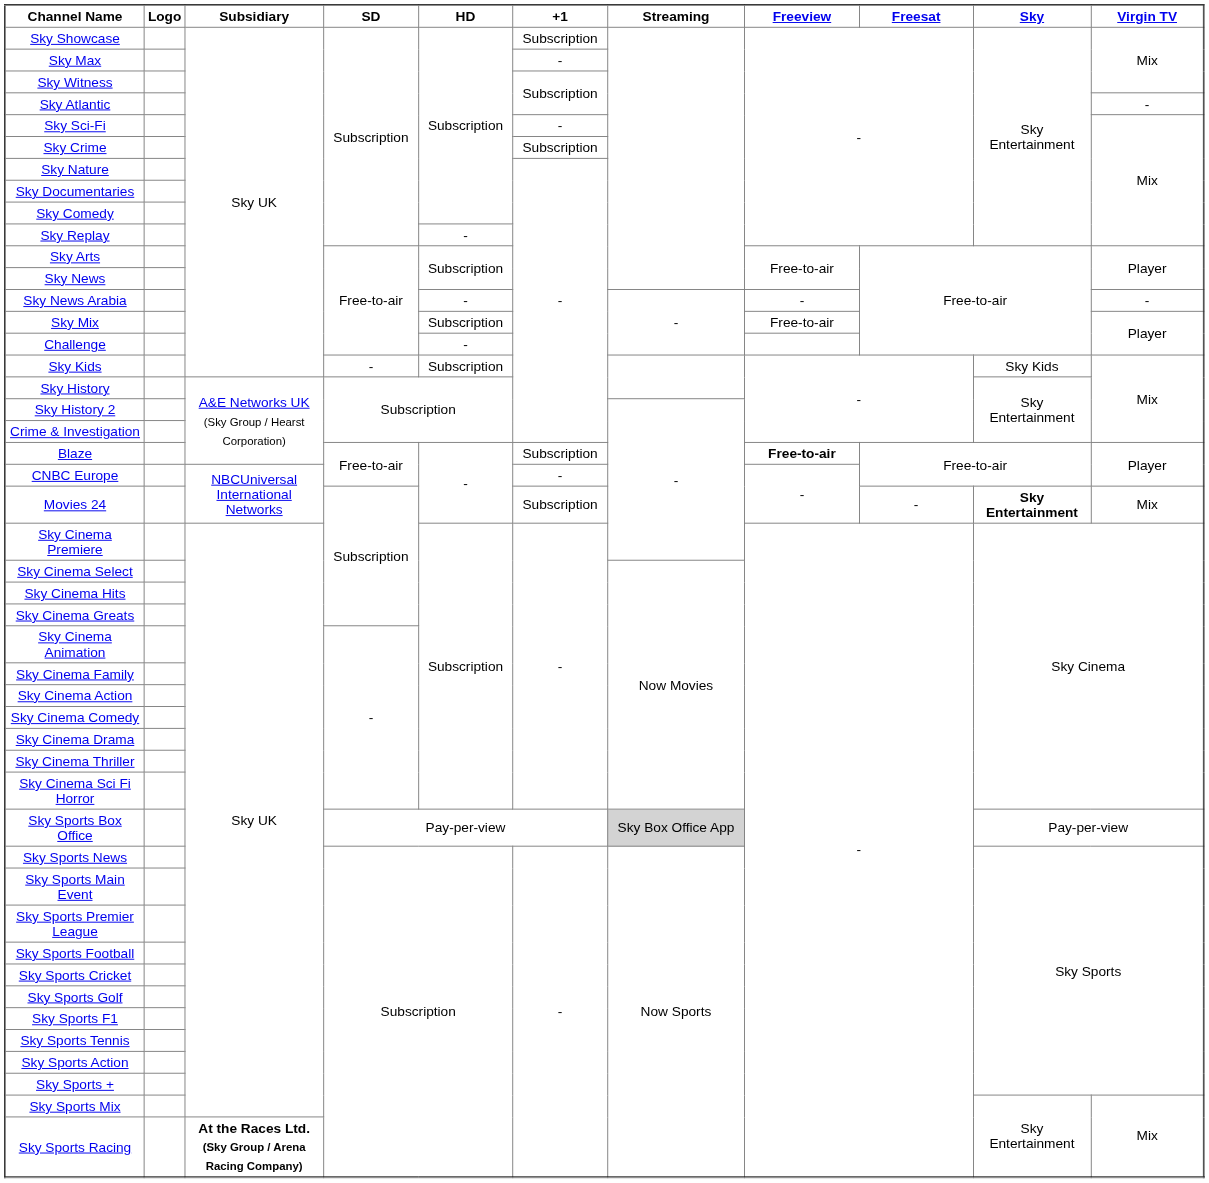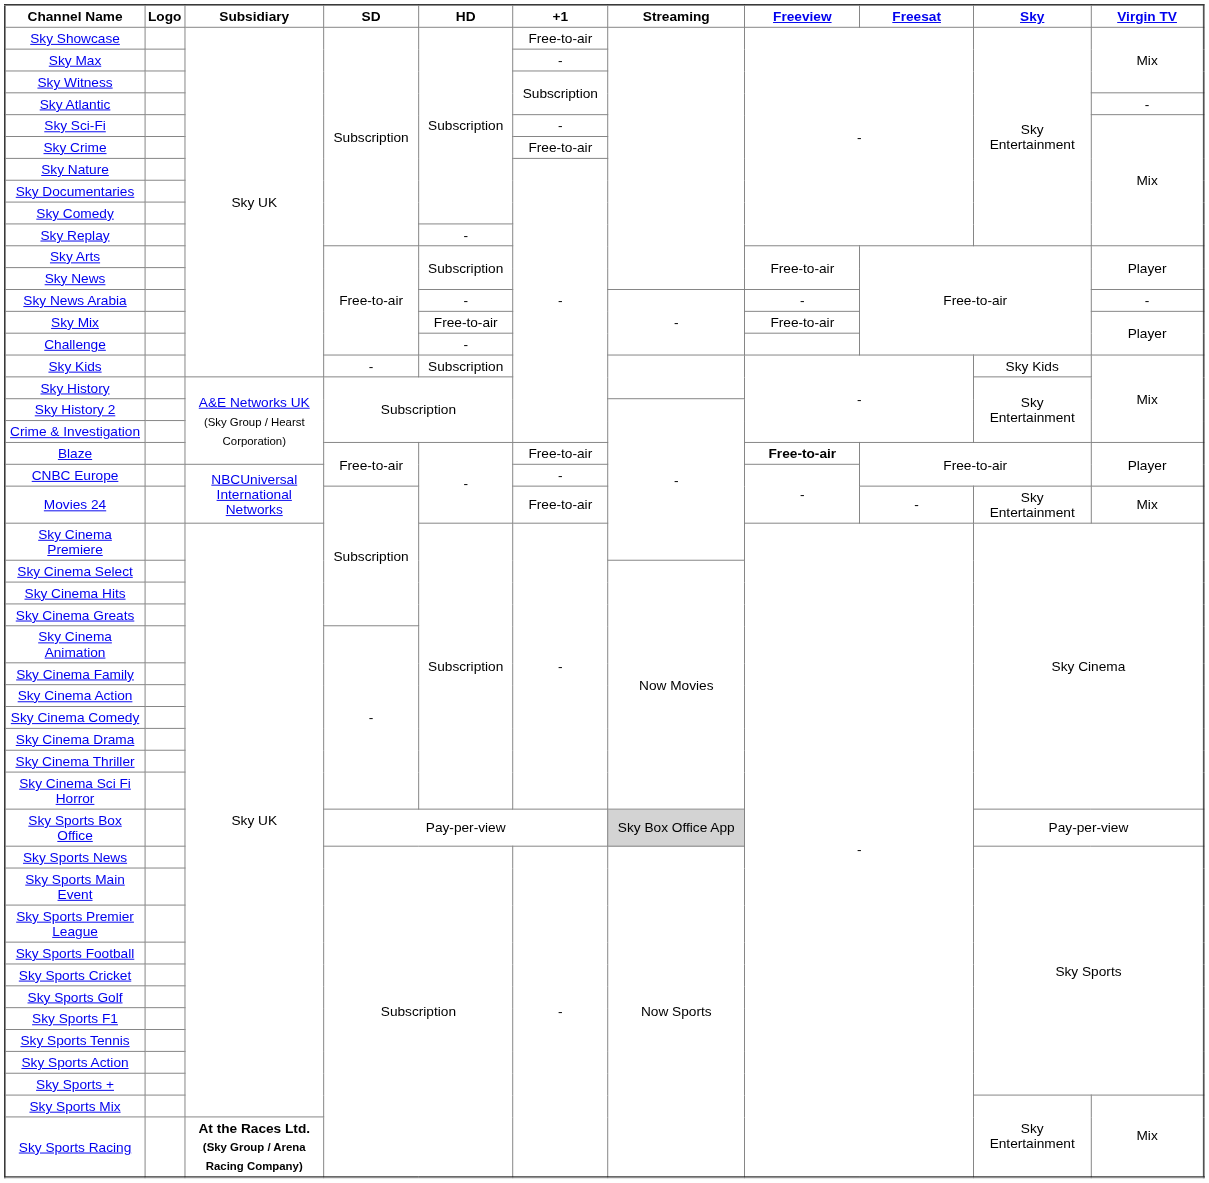(560, 38) Subscription -> (560, 38) Free-to-air
(560, 147) Subscription -> (560, 147) Free-to-air
(465, 322) Subscription -> (466, 322) Free-to-air
(560, 453) Subscription -> (560, 453) Free-to-air
(560, 505) Subscription -> (560, 505) Free-to-air
(1032, 505) bold -> (1032, 505) normal
